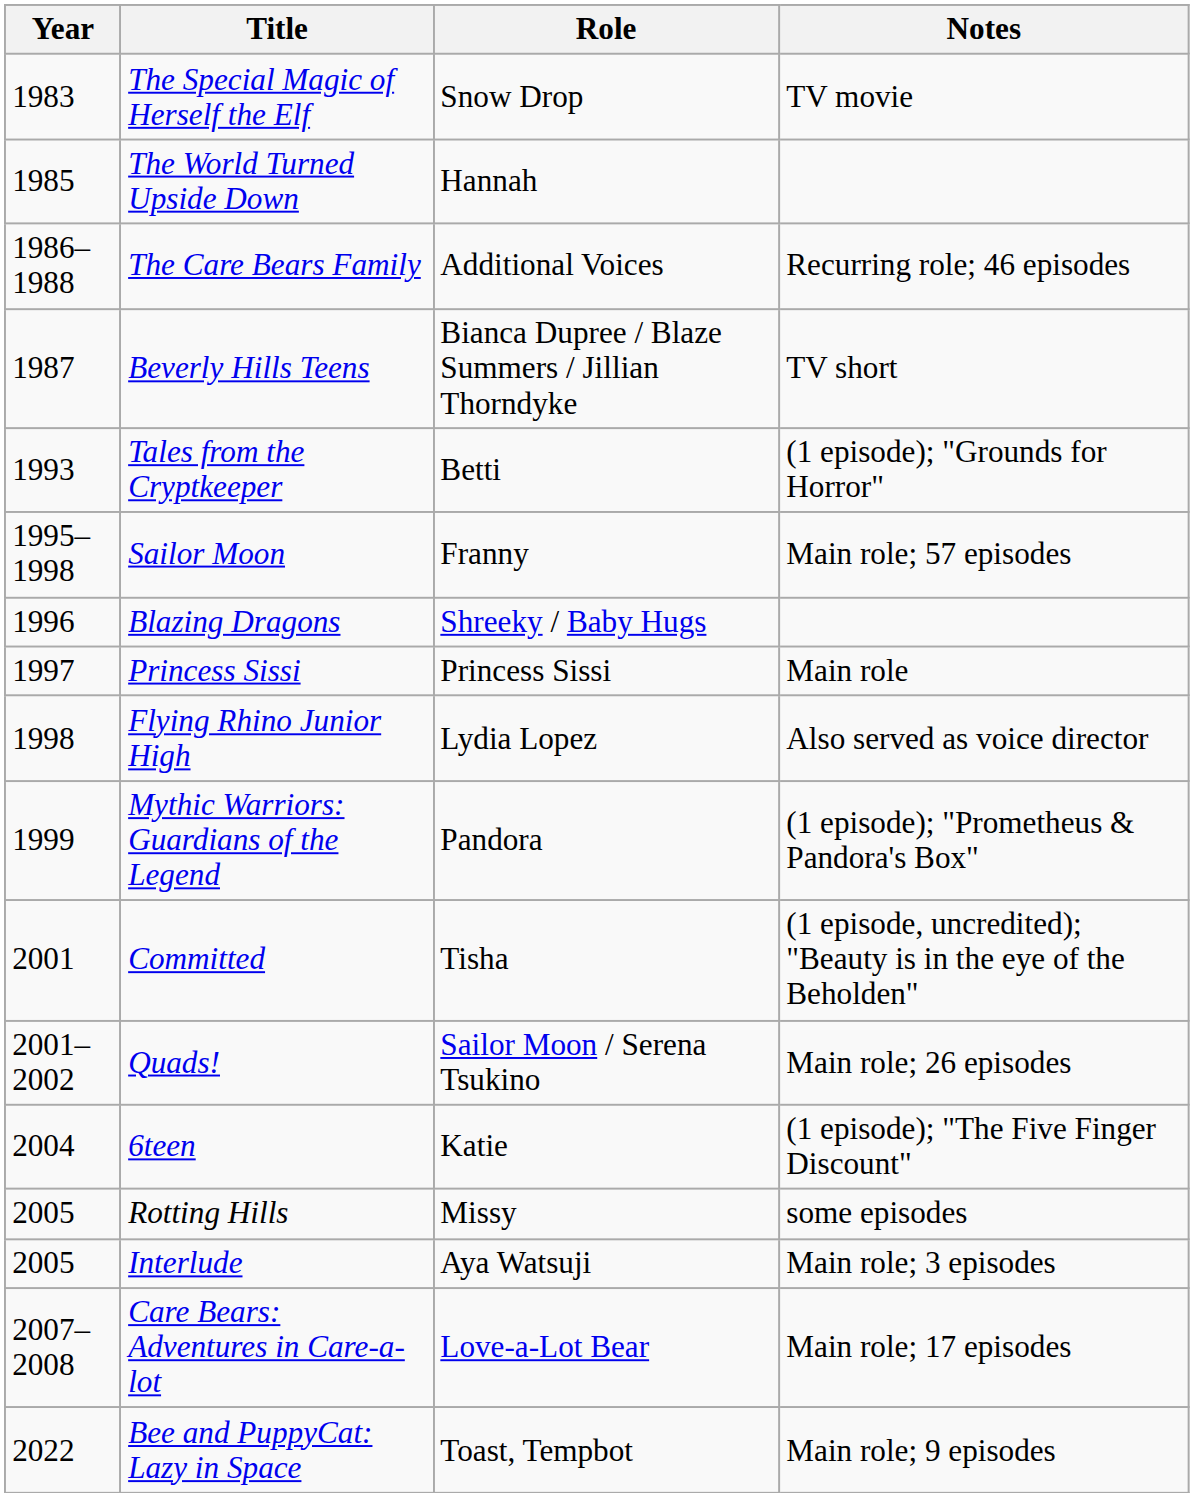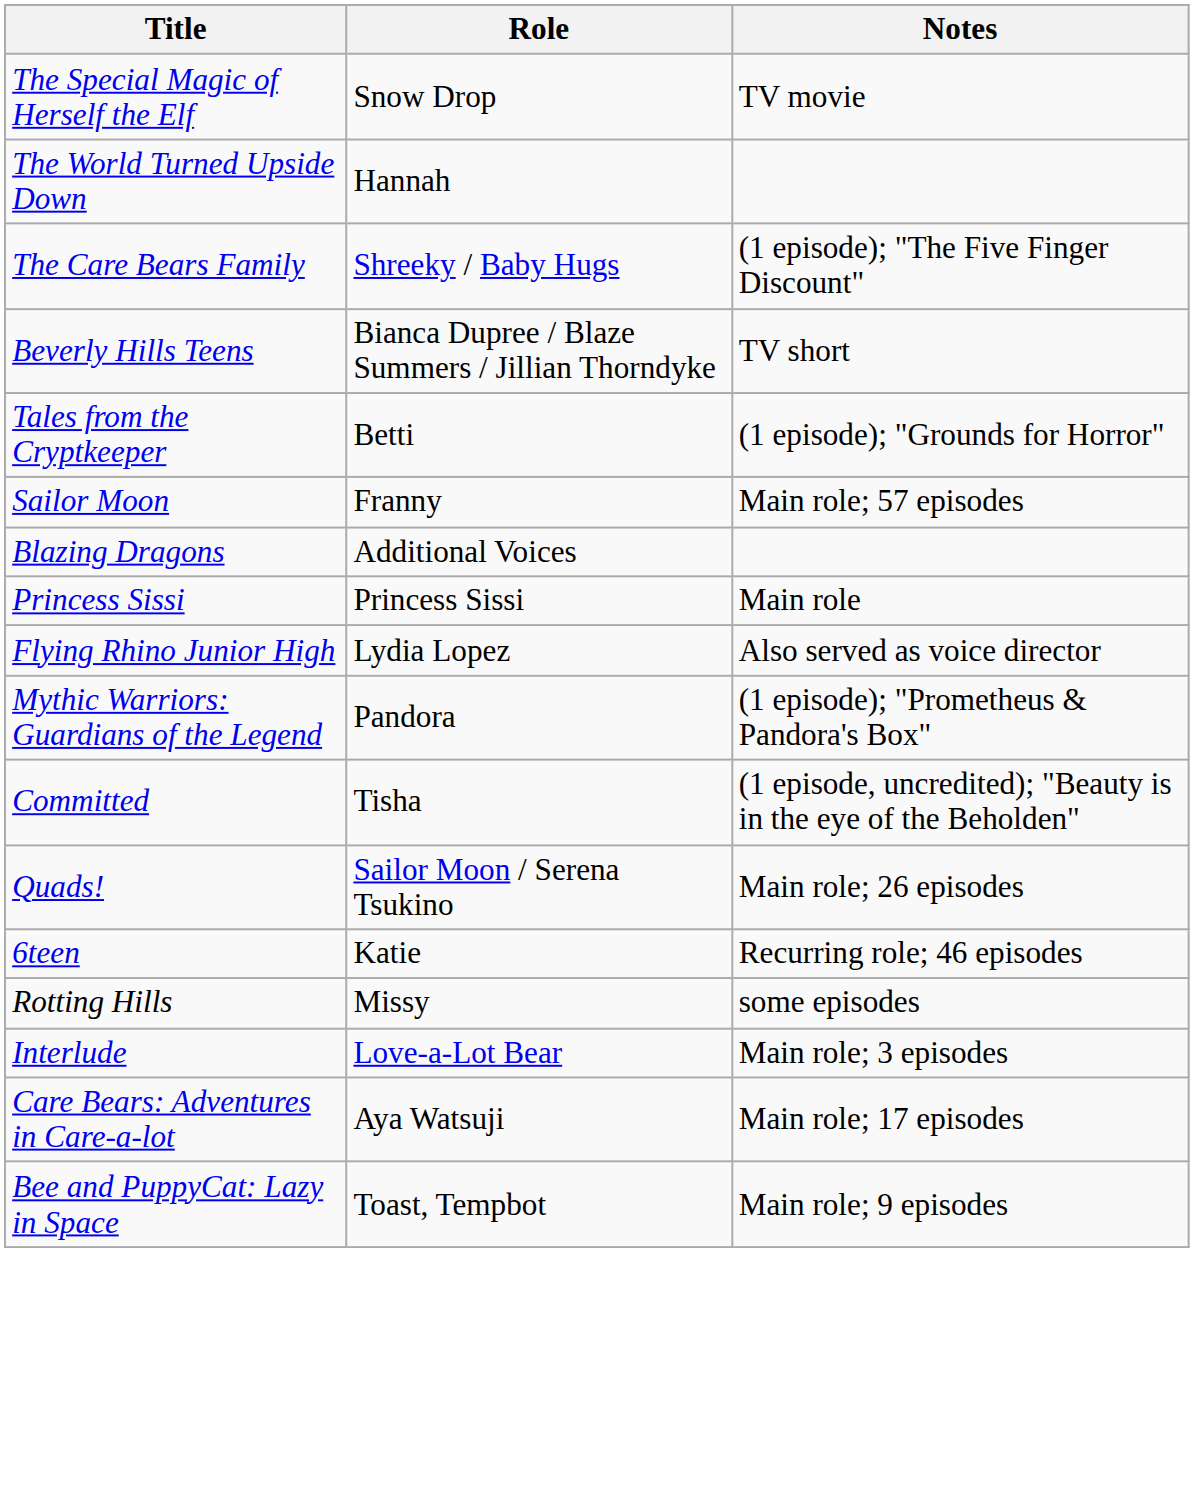- column: (63, 29)
(552, 265) Additional Voices -> (486, 265) Shreeky / Baby Hugs
(958, 265) Recurring role; 46 episodes -> (924, 265) (1 episode); "The Five Finger Discount"
(573, 621) Shreeky / Baby Hugs -> (465, 551) Additional Voices
(971, 1146) (1 episode); "The Five Finger Discount" -> (911, 953) Recurring role; 46 episodes
(516, 1262) Aya Watsuji -> (458, 1052) Love-a-Lot Bear
(545, 1347) Love-a-Lot Bear -> (429, 1119) Aya Watsuji
